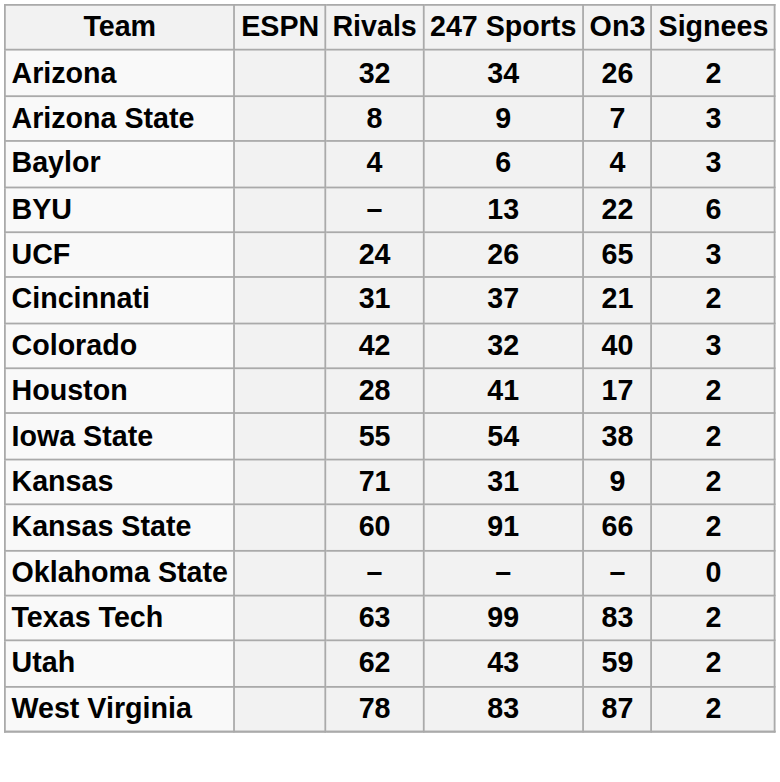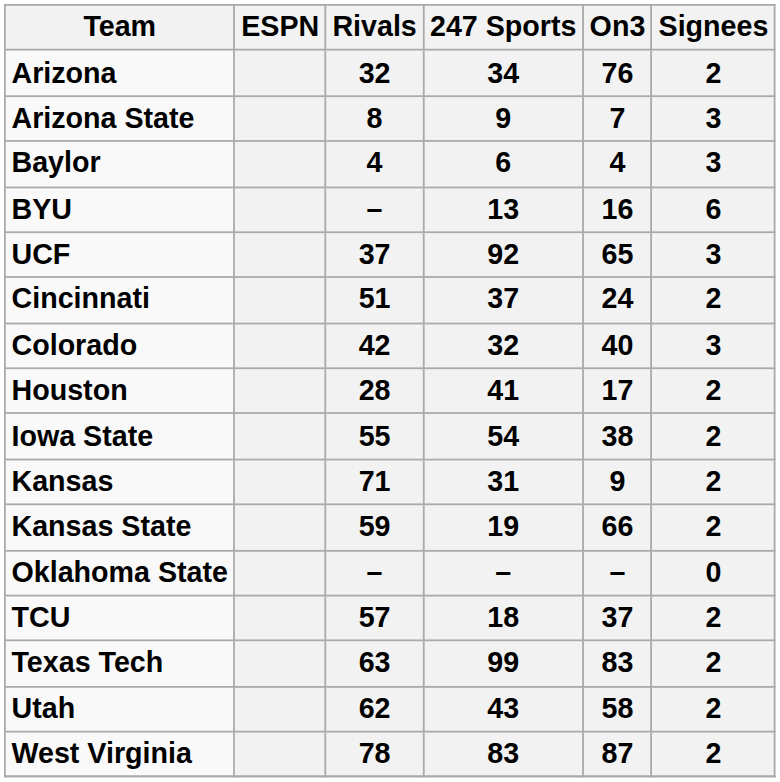(617, 72) 26 -> (617, 72) 76
(617, 208) 22 -> (617, 208) 16
(375, 254) 24 -> (375, 254) 37
(503, 254) 26 -> (503, 254) 92
(375, 299) 31 -> (375, 299) 51
(617, 299) 21 -> (617, 299) 24
(375, 526) 60 -> (375, 526) 59
(503, 526) 91 -> (503, 526) 19
+ row: (41, 617)
(617, 663) 59 -> (617, 708) 58
